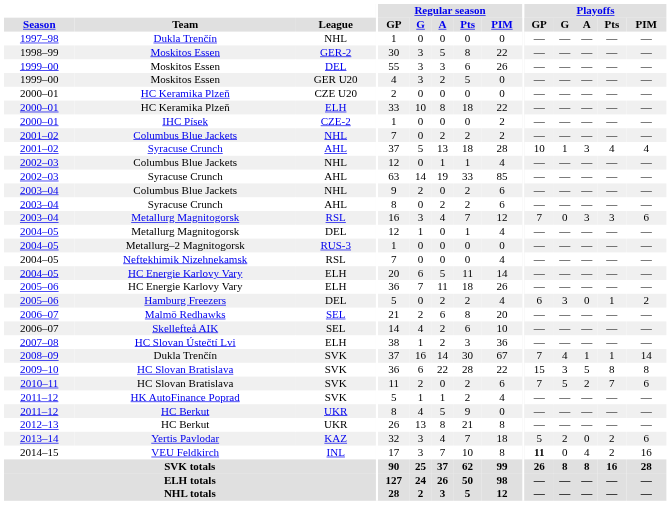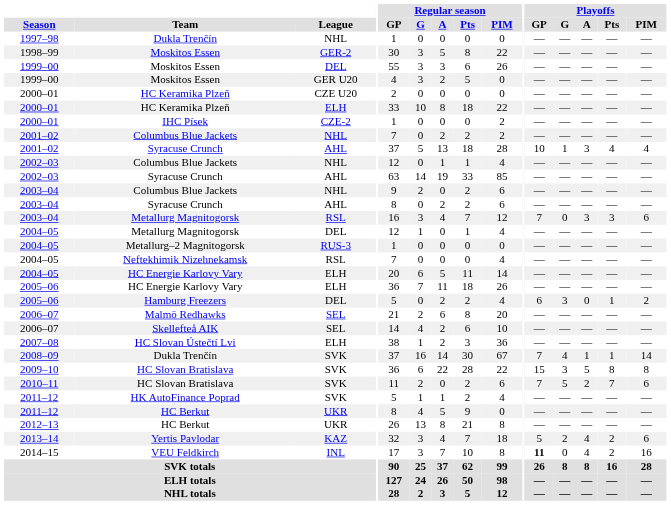(587, 438) 0 -> (587, 438) 4
